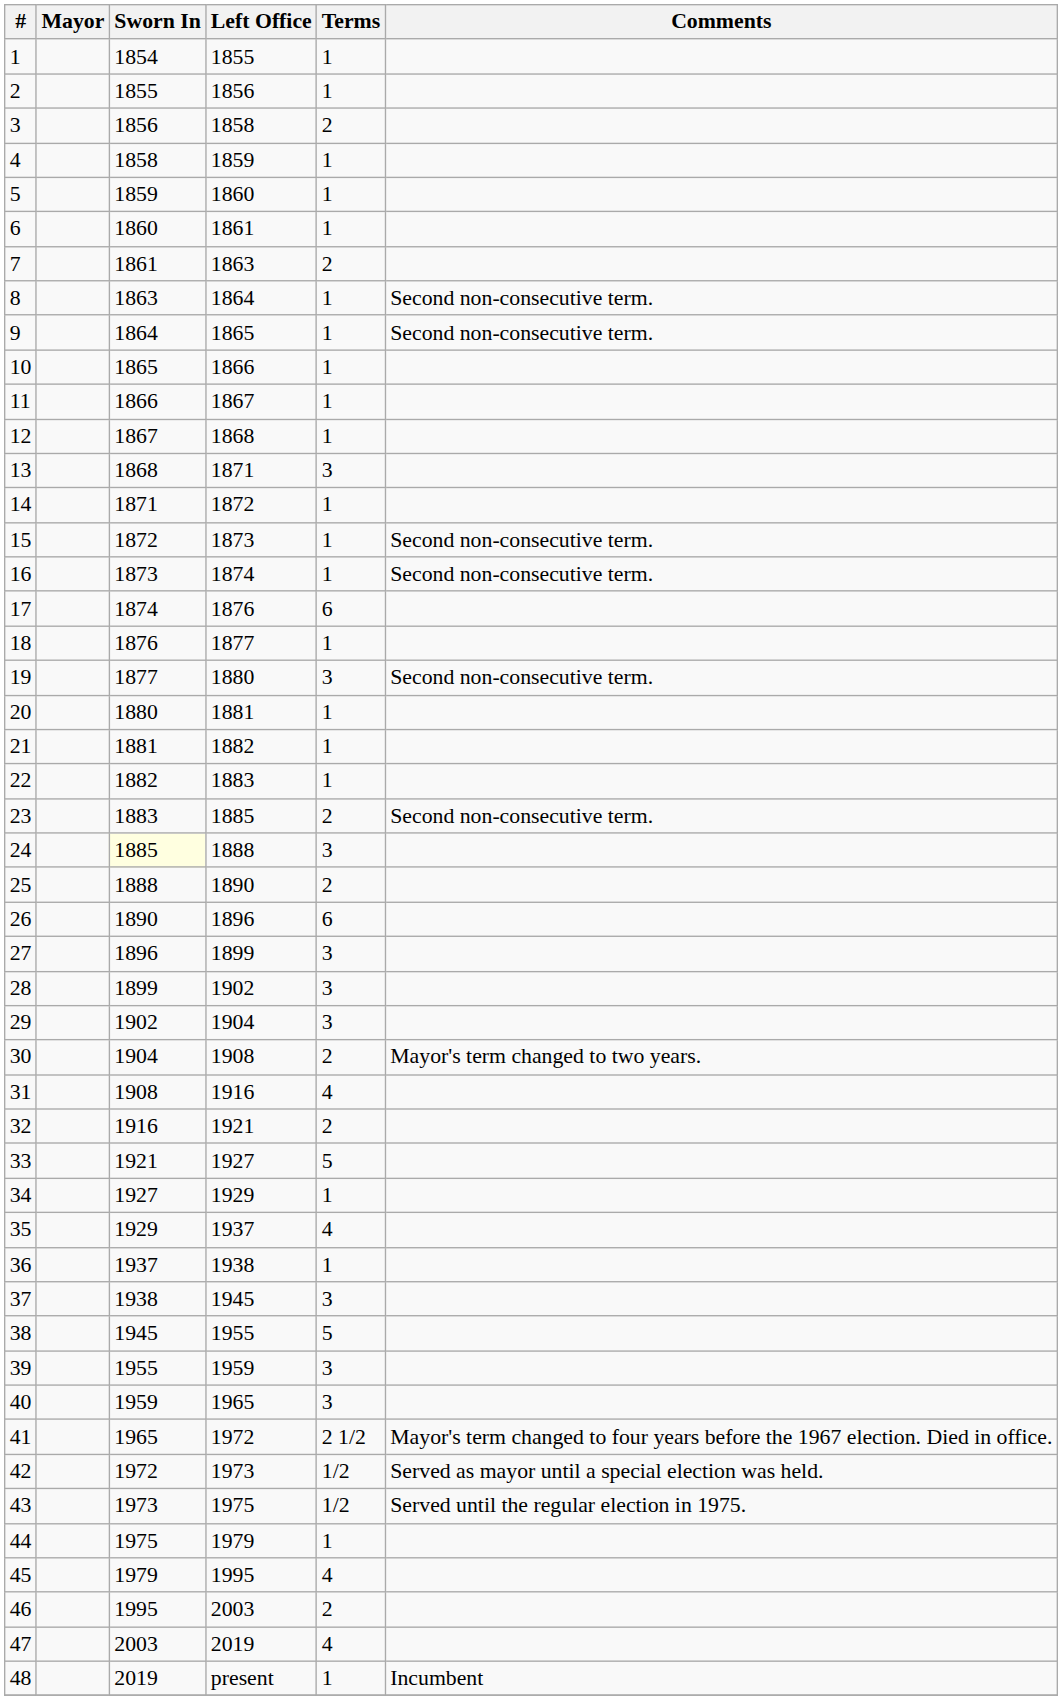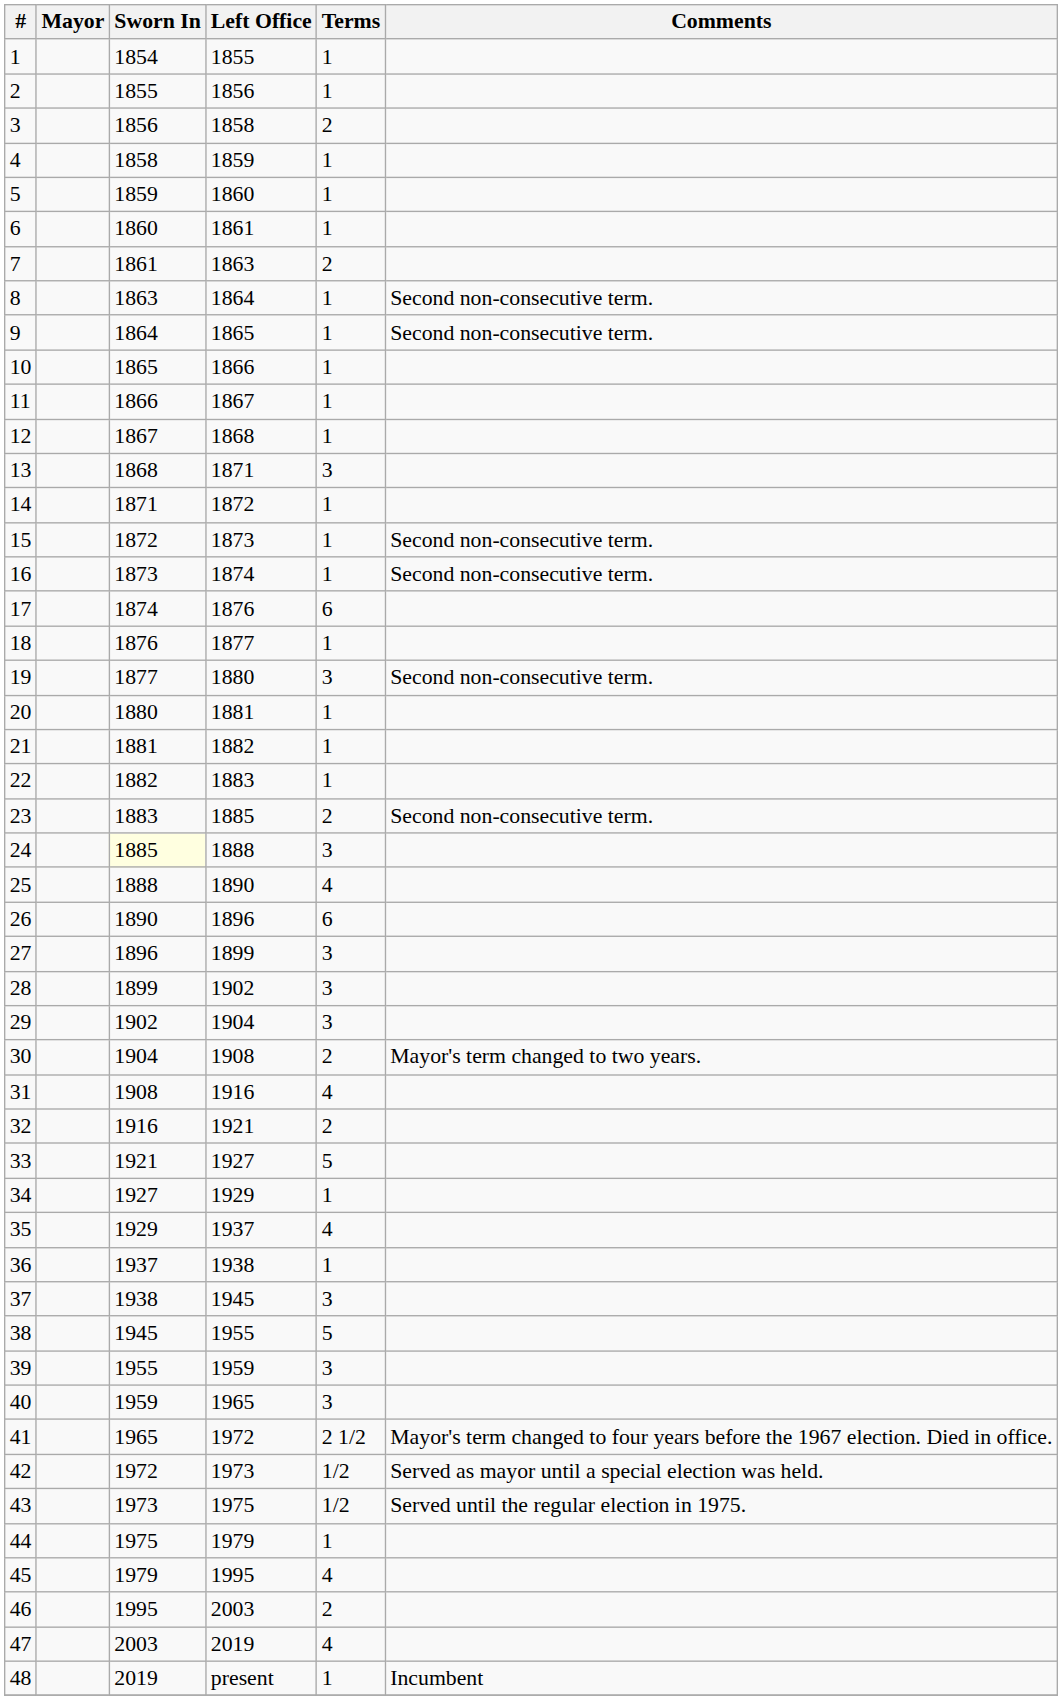(327, 884) 2 -> (327, 884) 4
